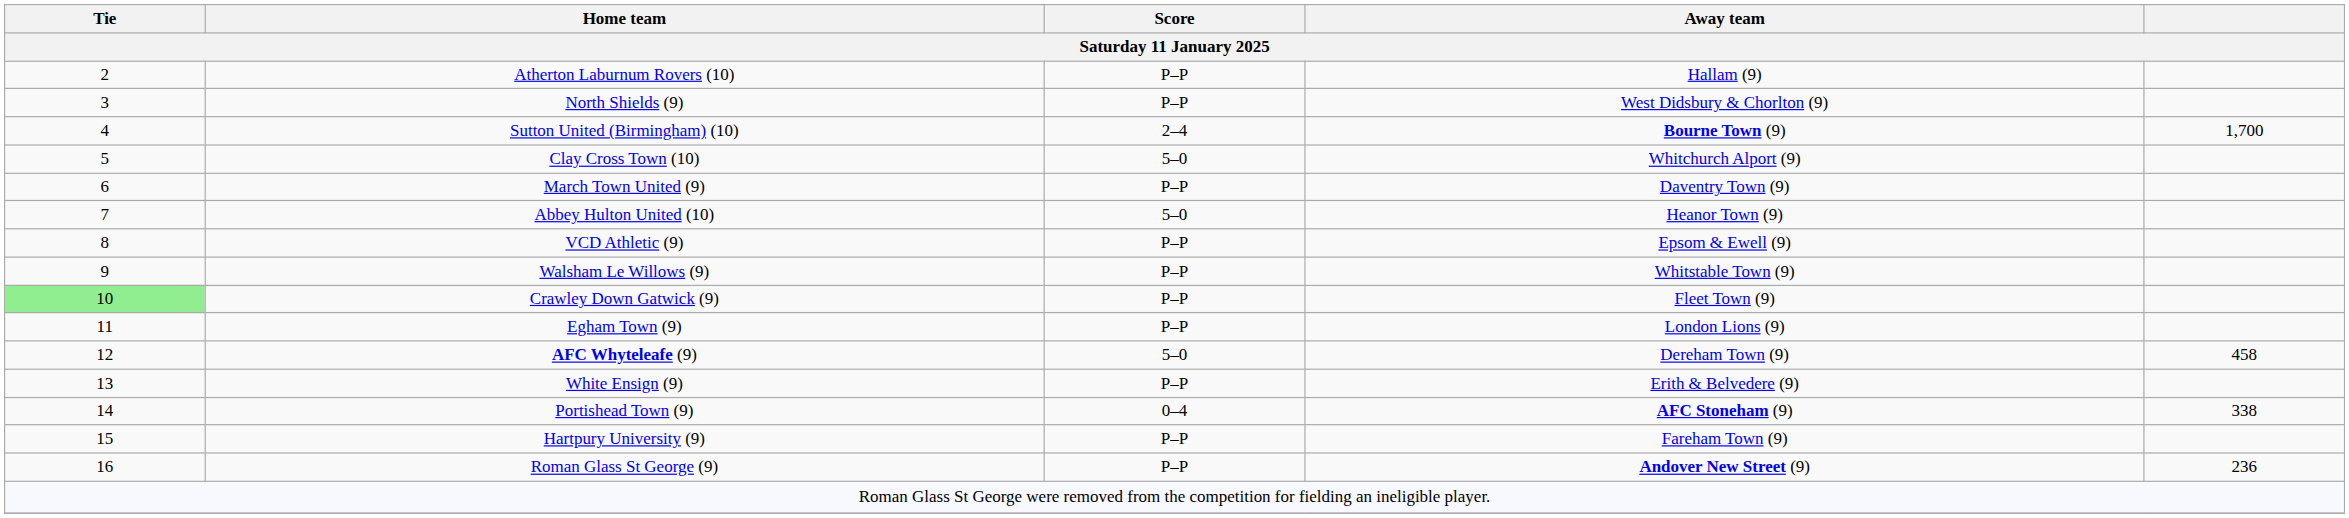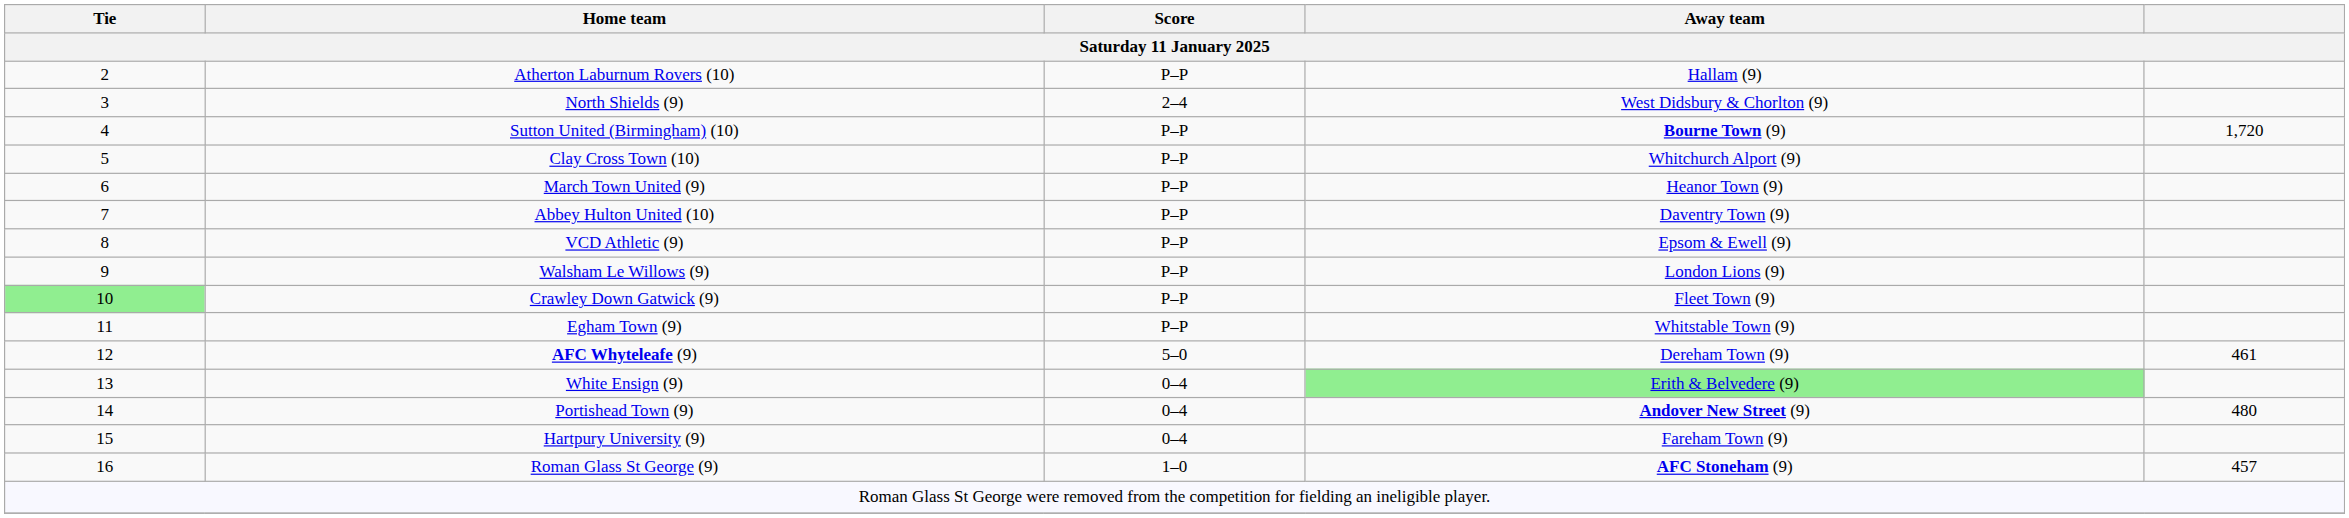(1175, 102) P–P -> (1175, 102) 2–4
(1175, 131) 2–4 -> (1175, 131) P–P
(2244, 131) 1,700 -> (2244, 131) 1,720
(1175, 159) 5–0 -> (1175, 159) P–P
(1725, 187) Daventry Town (9) -> (1725, 187) Heanor Town (9)
(1175, 215) 5–0 -> (1175, 215) P–P
(1725, 215) Heanor Town (9) -> (1725, 215) Daventry Town (9)
(1725, 271) Whitstable Town (9) -> (1725, 271) London Lions (9)
(1725, 327) London Lions (9) -> (1725, 327) Whitstable Town (9)
(2244, 355) 458 -> (2244, 355) 461
(1175, 383) P–P -> (1175, 383) 0–4
(1725, 383) no background -> (1725, 383) lightgreen background
(1725, 411) AFC Stoneham (9) -> (1725, 411) Andover New Street (9)
(2244, 411) 338 -> (2244, 411) 480
(1175, 439) P–P -> (1175, 439) 0–4
(1175, 467) P–P -> (1175, 467) 1–0
(1725, 467) Andover New Street (9) -> (1725, 467) AFC Stoneham (9)
(2244, 467) 236 -> (2244, 467) 457
